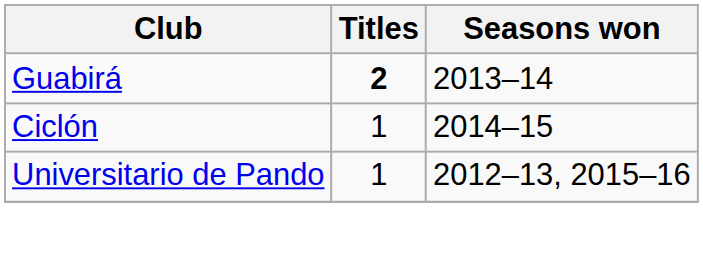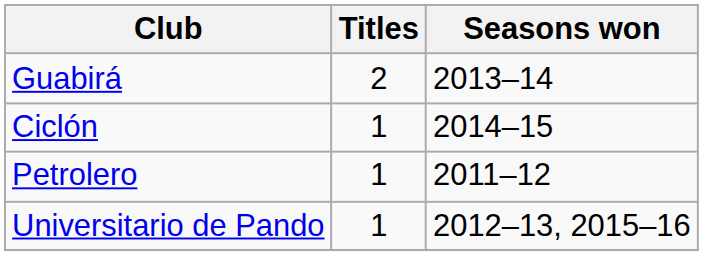(379, 77) bold -> (379, 77) normal
+ row: (75, 175)
